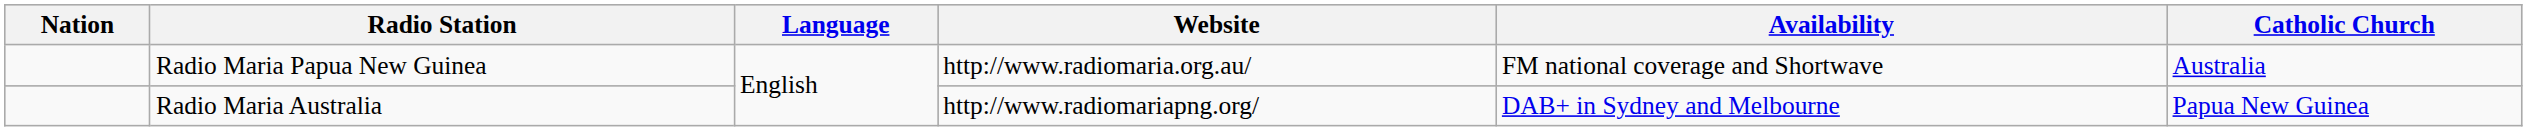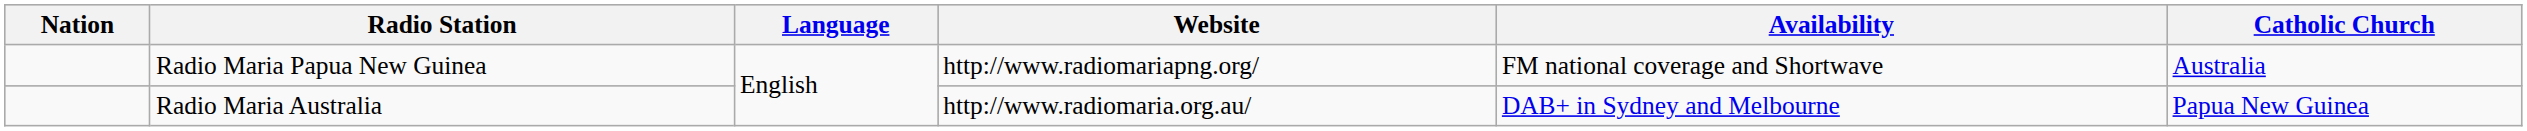(1097, 65) http://www.radiomaria.org.au/ -> (1101, 65) http://www.radiomariapng.org/
(1101, 105) http://www.radiomariapng.org/ -> (1097, 105) http://www.radiomaria.org.au/
